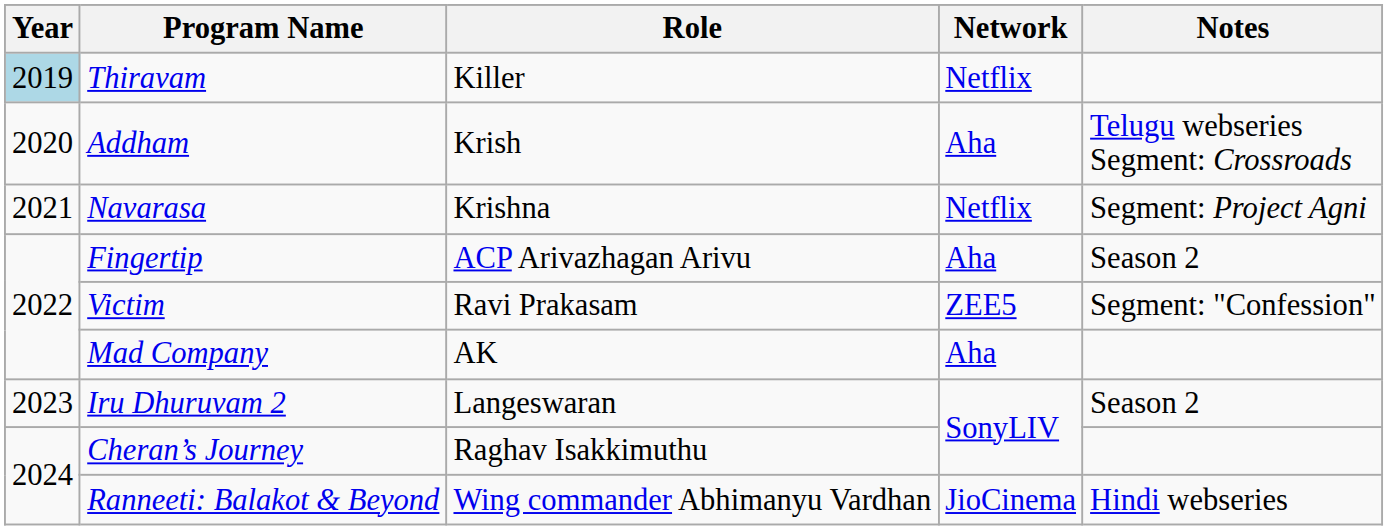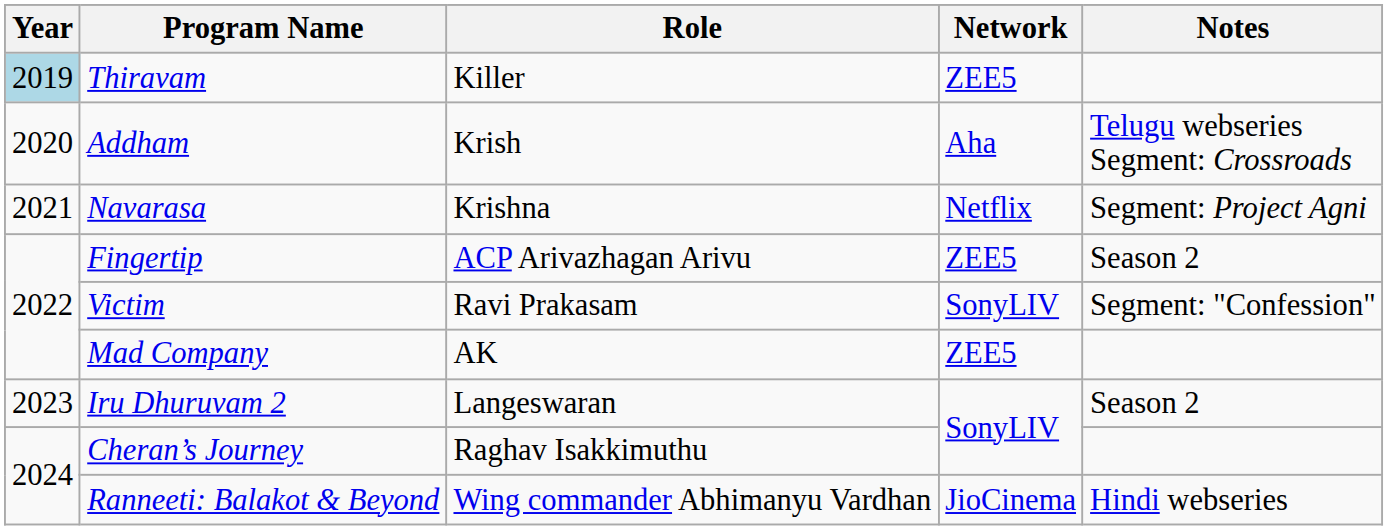(989, 77) Netflix -> (981, 77) ZEE5
(971, 256) Aha -> (981, 256) ZEE5
(981, 305) ZEE5 -> (1002, 305) SonyLIV
(971, 353) Aha -> (981, 353) ZEE5
